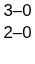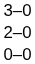+ row: (17, 54)
